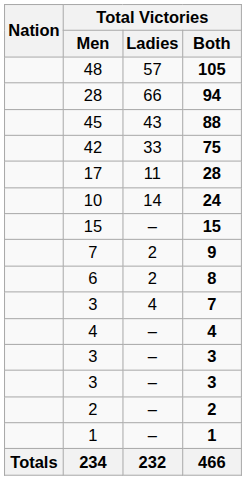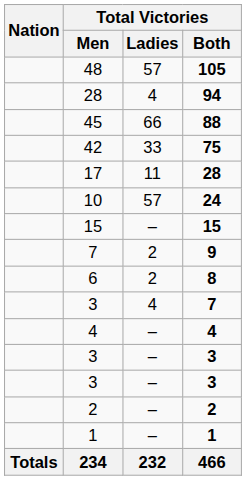(152, 95) 66 -> (152, 95) 4
(152, 122) 43 -> (152, 122) 66
(152, 200) 14 -> (152, 200) 57
